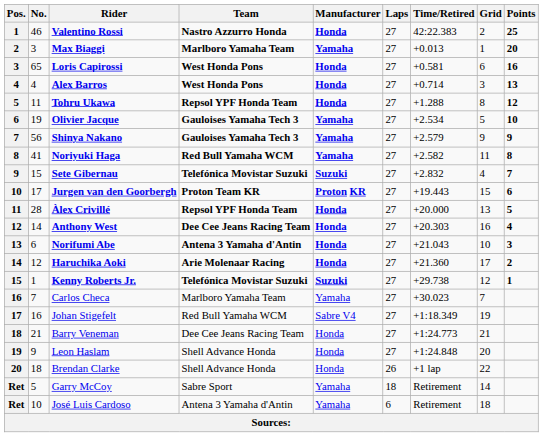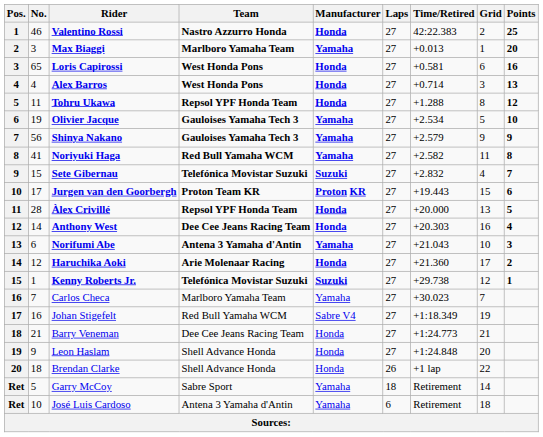(331, 244) Honda -> (334, 244) Yamaha
